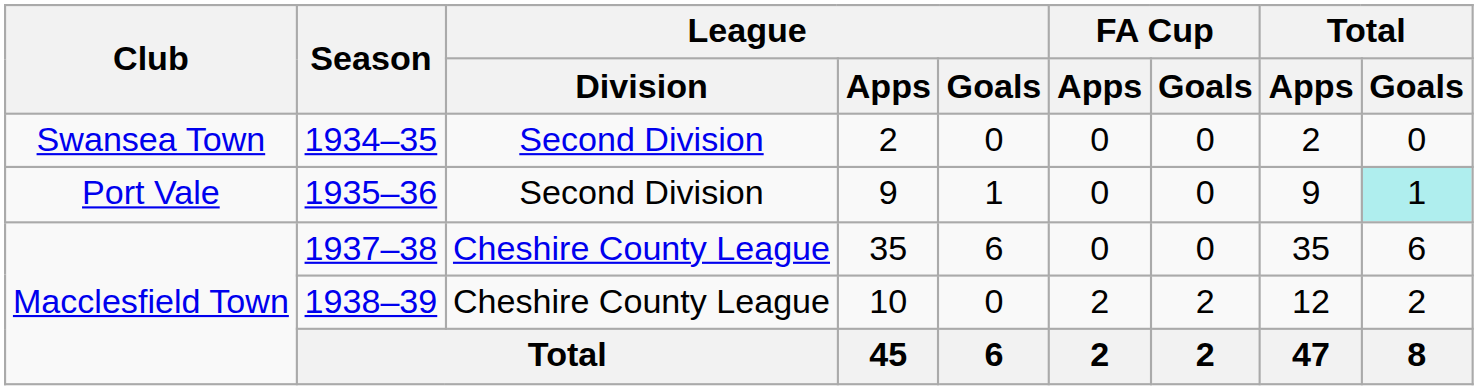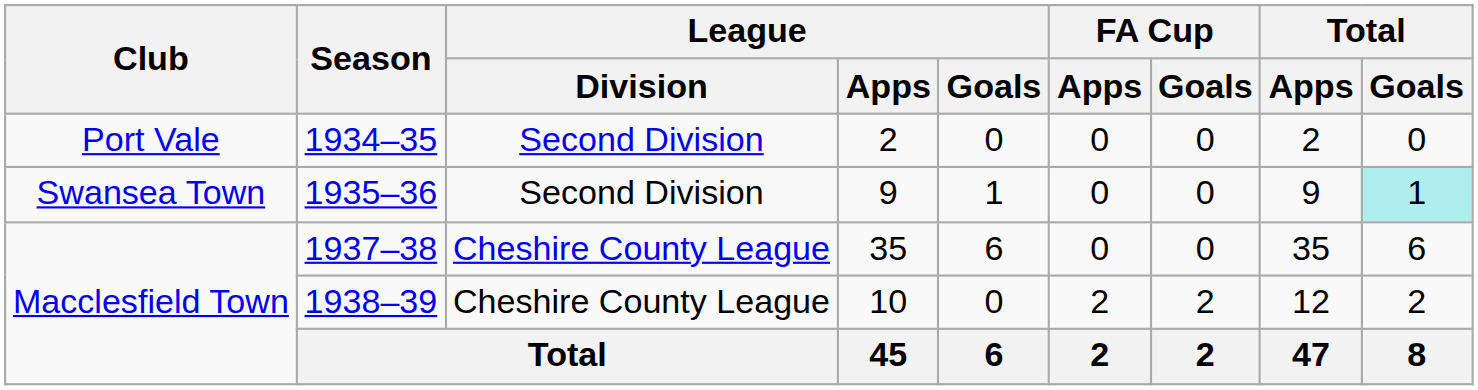(151, 139) Swansea Town -> (151, 139) Port Vale
(151, 193) Port Vale -> (151, 193) Swansea Town
